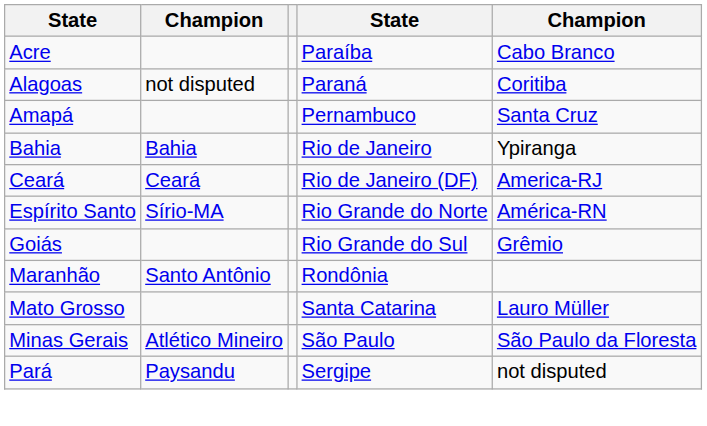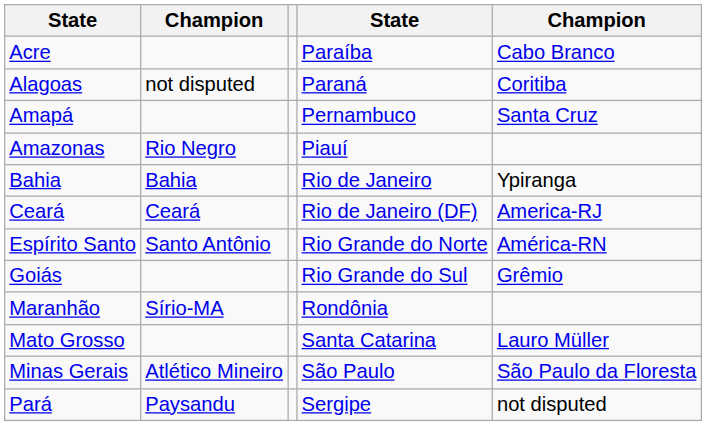+ row: (57, 148)
(184, 212) Sírio-MA -> (208, 244) Santo Antônio
(208, 276) Santo Antônio -> (184, 308) Sírio-MA
